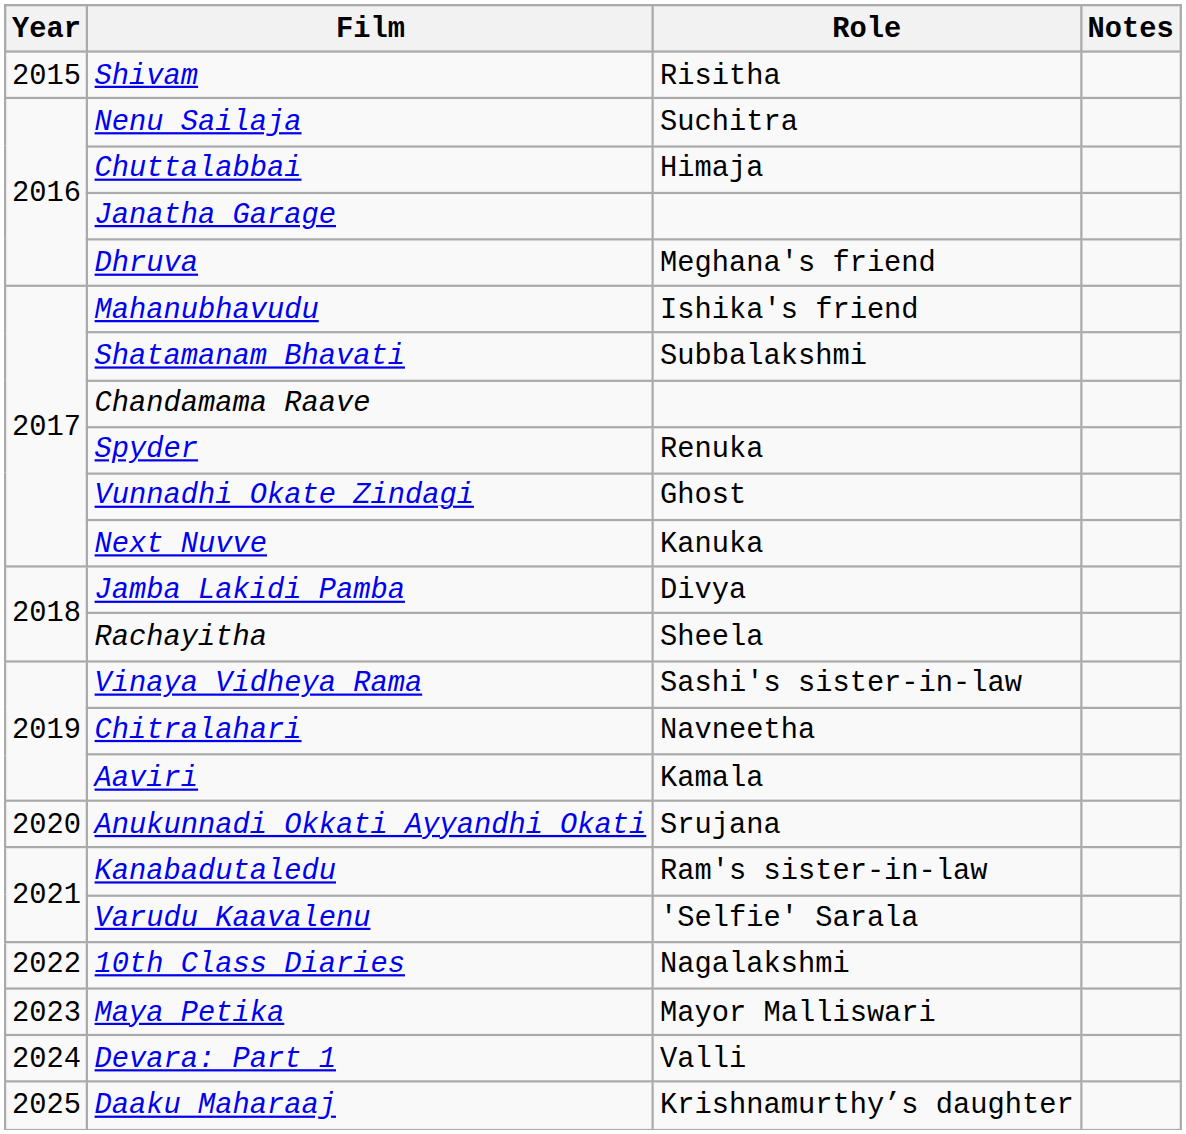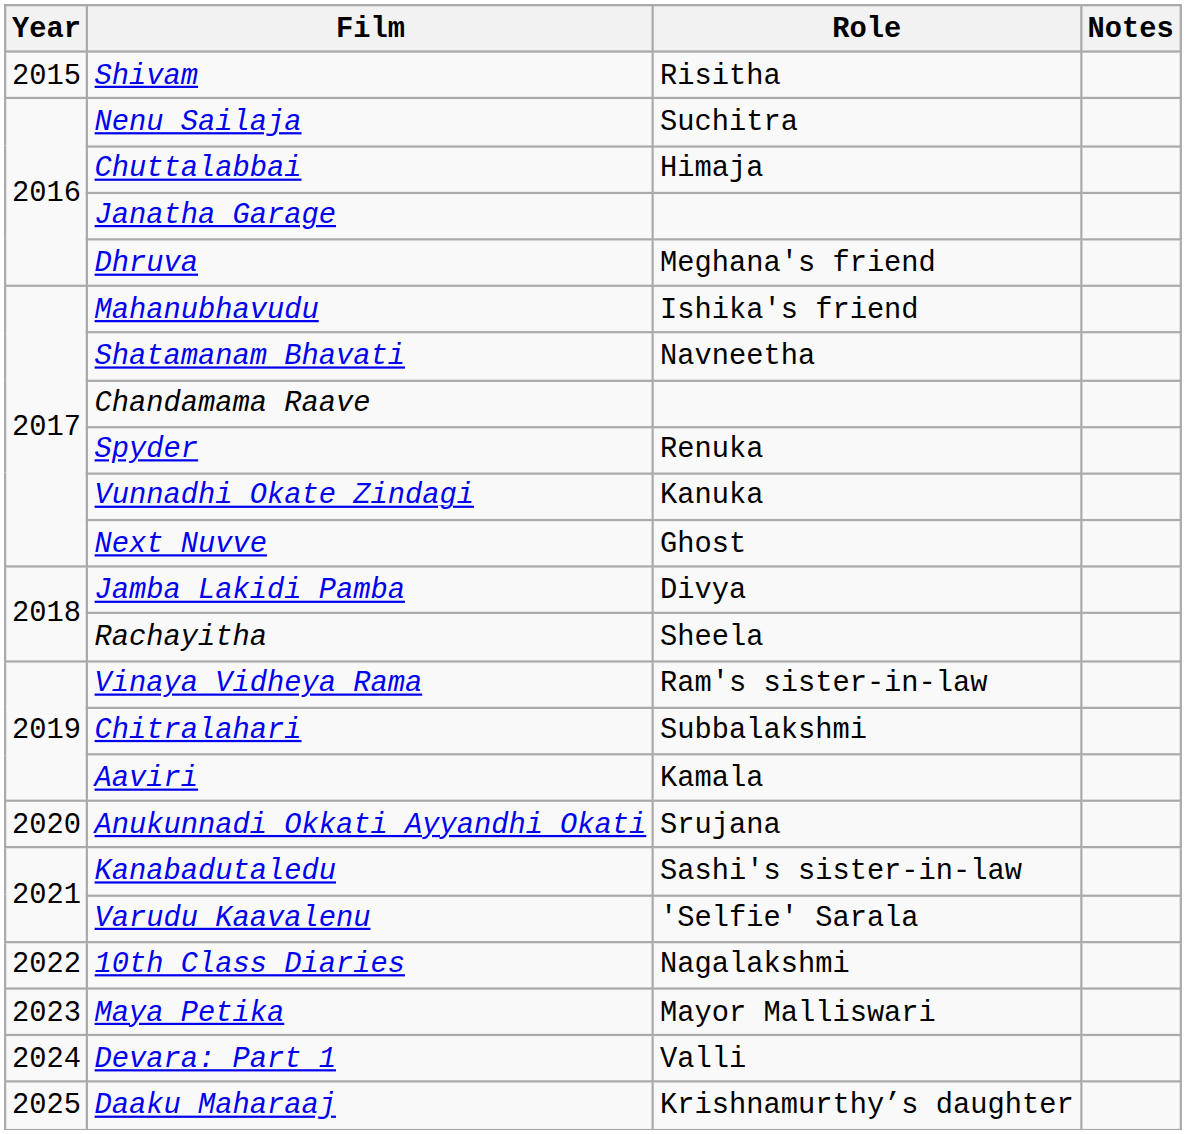(763, 356) Subbalakshmi -> (738, 356) Navneetha
(703, 497) Ghost -> (712, 497) Kanuka
(712, 544) Kanuka -> (703, 544) Ghost
(841, 684) Sashi's sister-in-law -> (824, 684) Ram's sister-in-law
(738, 731) Navneetha -> (763, 731) Subbalakshmi
(824, 871) Ram's sister-in-law -> (841, 871) Sashi's sister-in-law
